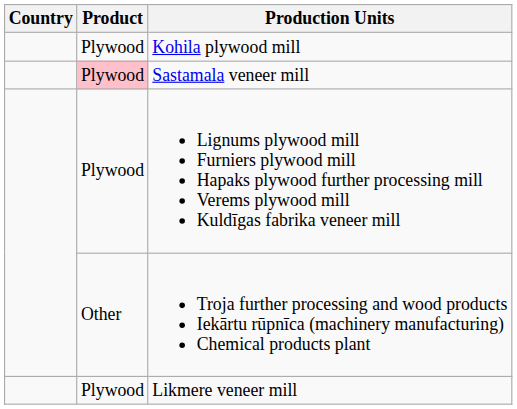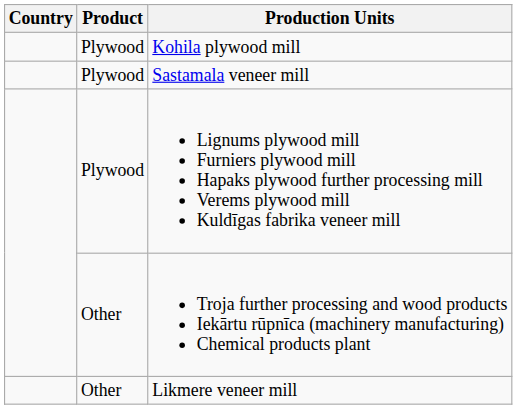(113, 74) pink background -> (113, 74) no background
(113, 390) Plywood -> (101, 390) Other
